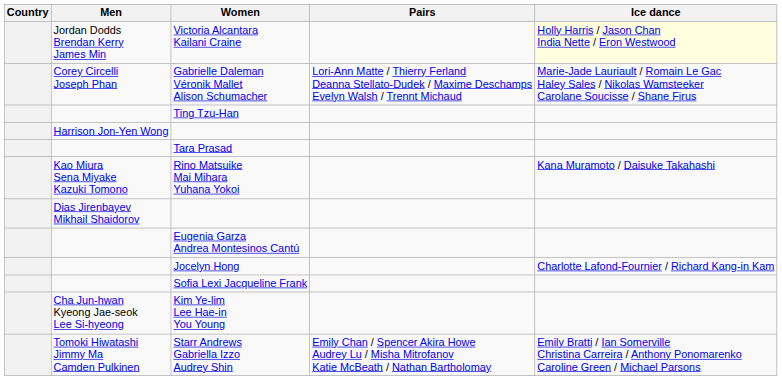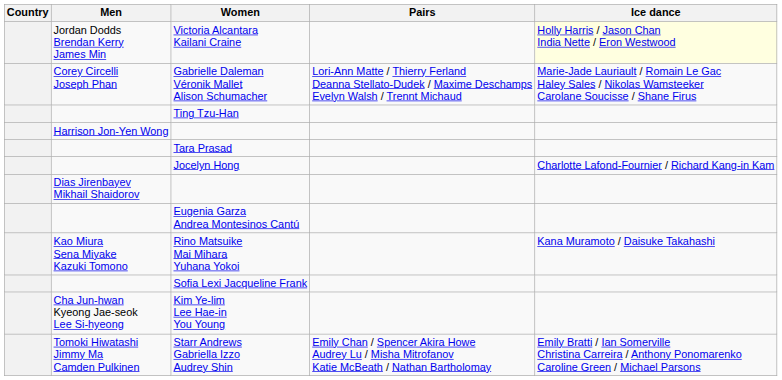rows swapped: (91, 177) <-> (111, 266)
